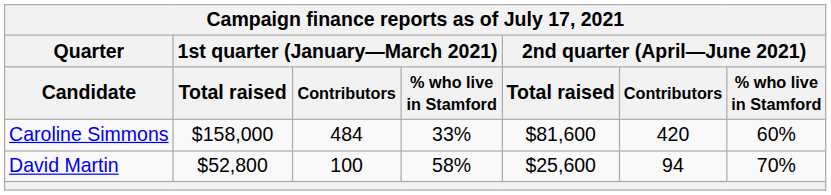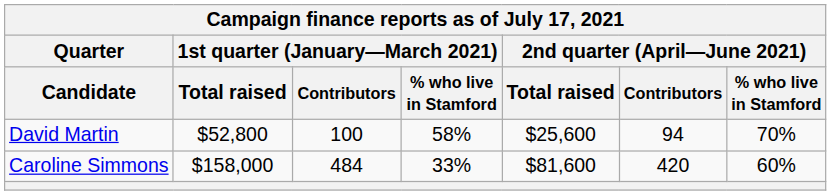rows swapped: (64, 165) <-> (89, 134)
